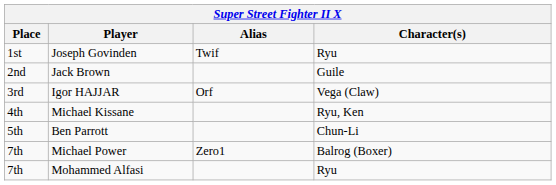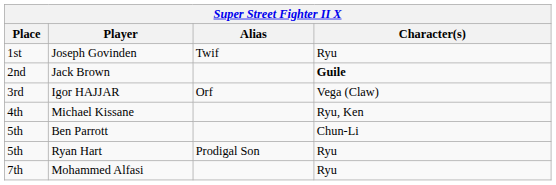(331, 72) normal -> (331, 72) bold
+ row: (77, 151)
- row: (89, 151)
